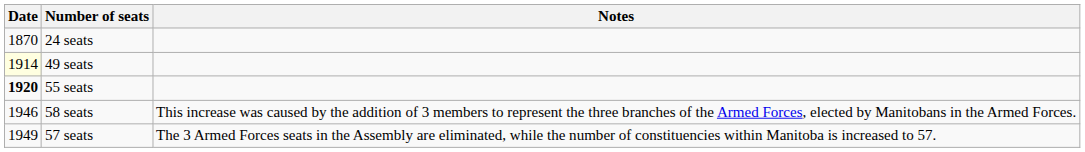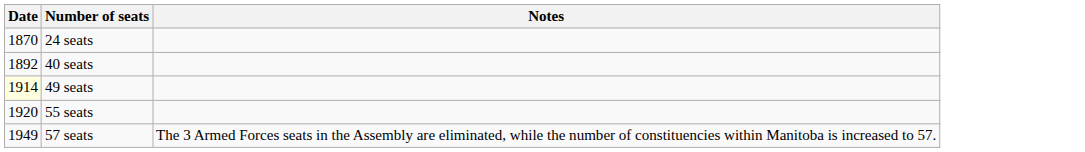+ row: (69, 64)
(23, 87) bold -> (23, 111) normal
- row: (69, 111)
